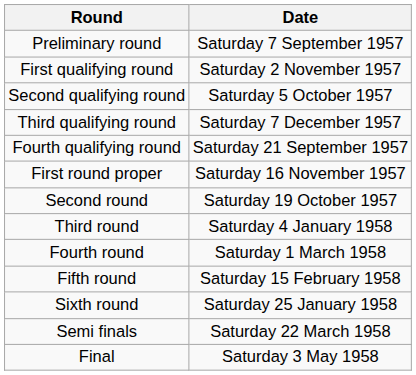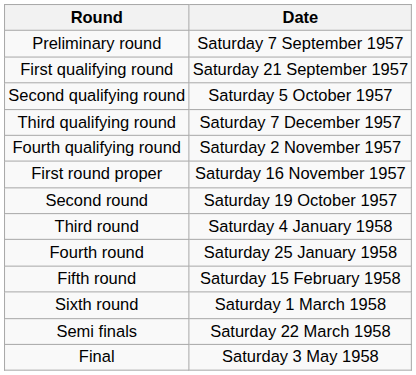(300, 69) Saturday 2 November 1957 -> (300, 69) Saturday 21 September 1957
(300, 148) Saturday 21 September 1957 -> (300, 148) Saturday 2 November 1957
(300, 252) Saturday 1 March 1958 -> (300, 252) Saturday 25 January 1958
(300, 305) Saturday 25 January 1958 -> (300, 305) Saturday 1 March 1958
